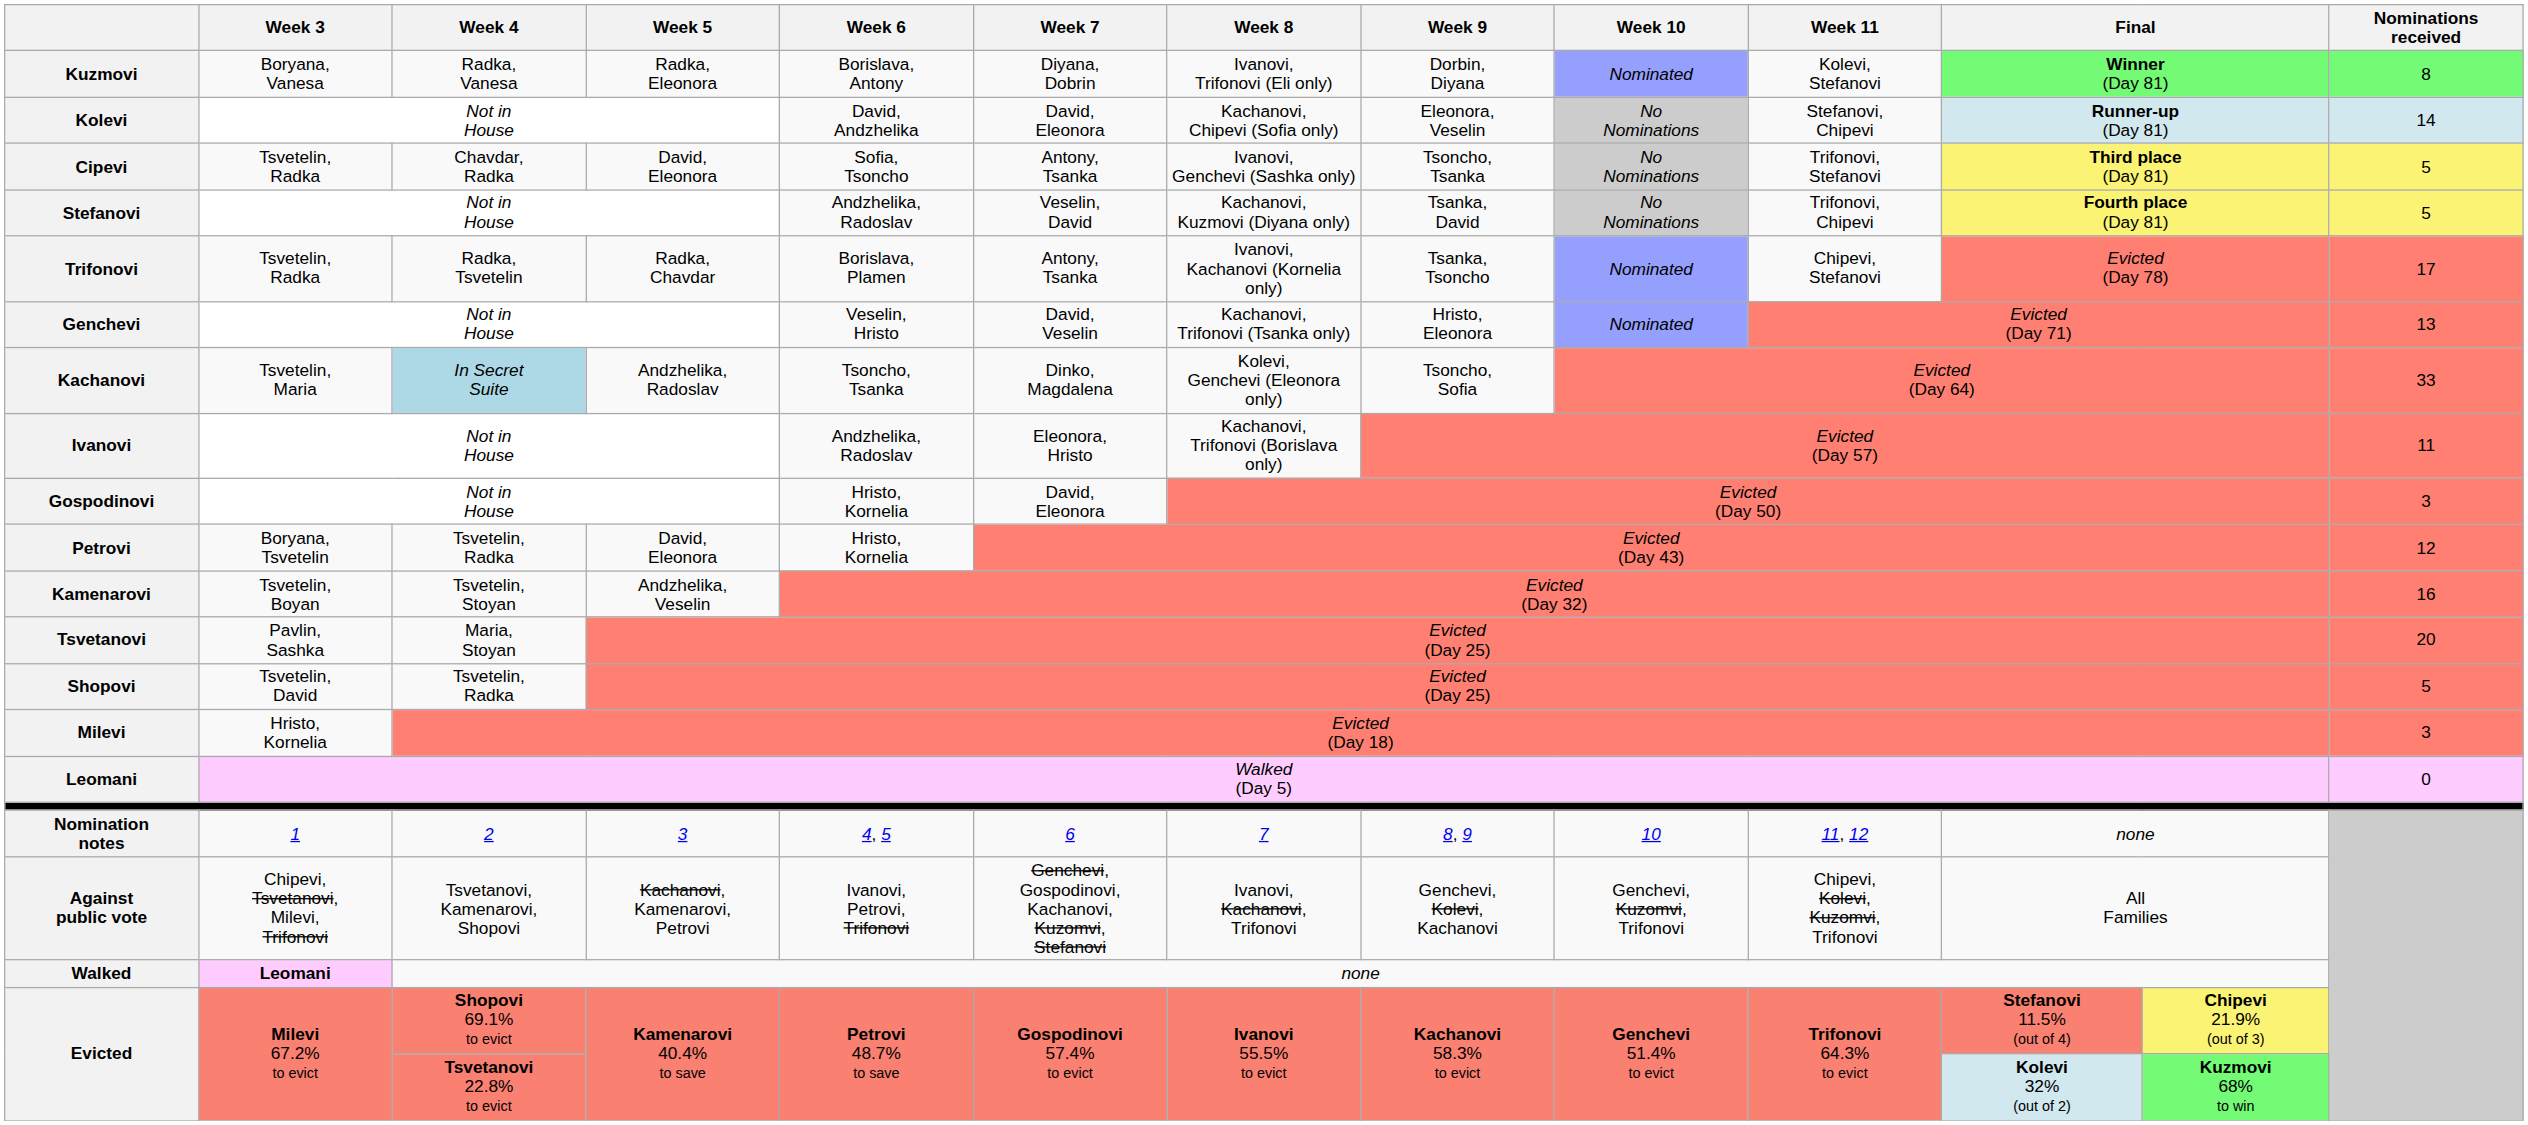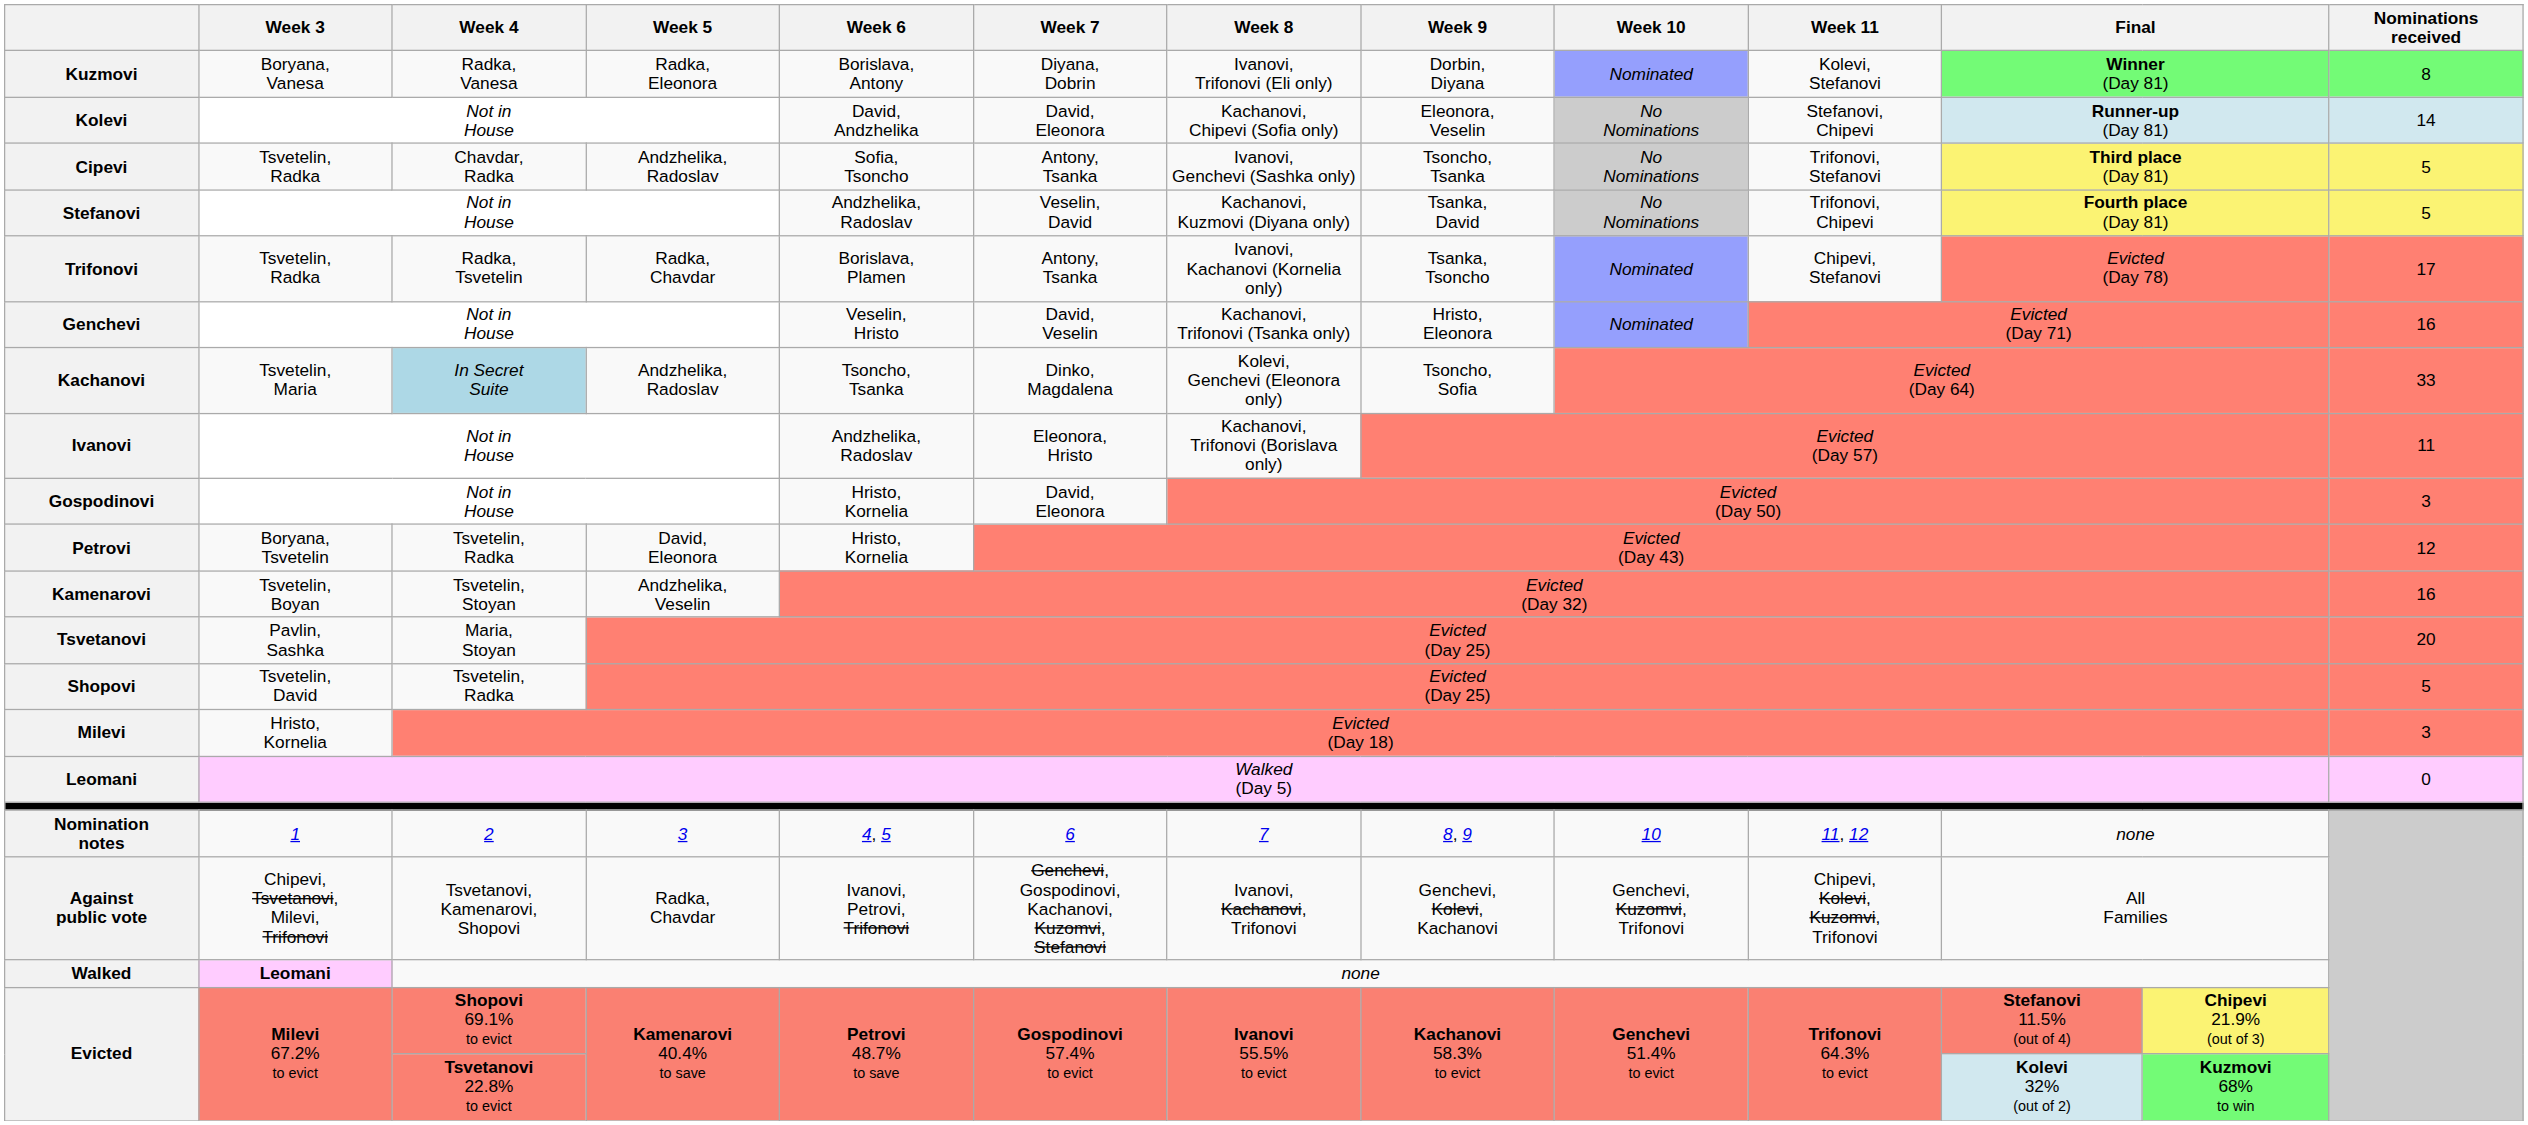(683, 166) David, Eleonora -> (683, 166) Andzhelika, Radoslav
(2426, 324) 13 -> (2426, 324) 16
(683, 908) Kachanovi, Kamenarovi, Petrovi -> (683, 908) Radka, Chavdar
